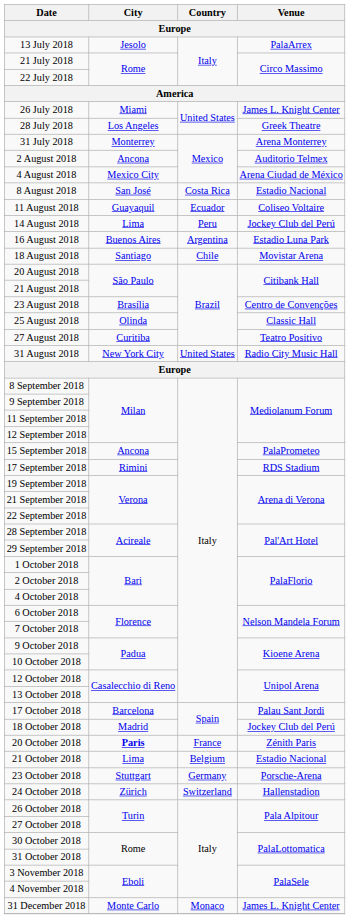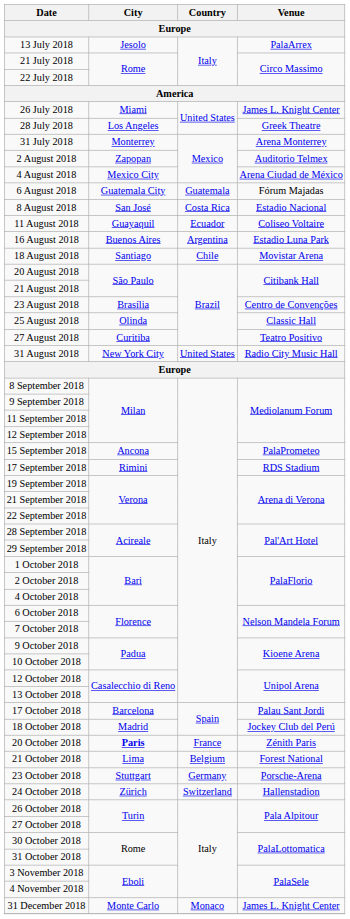(133, 158) Ancona -> (133, 158) Zapopan
+ row: (46, 191)
- row: (46, 223)
(291, 759) Estadio Nacional -> (291, 759) Forest National
